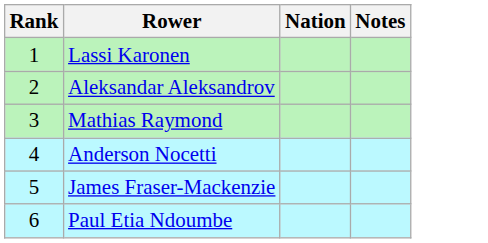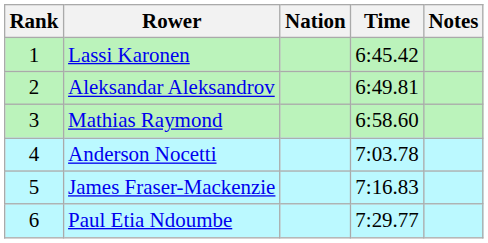+ column: (387, 21)
